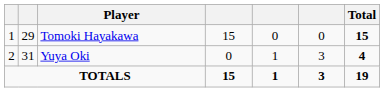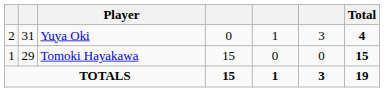rows swapped: (89, 35) <-> (65, 55)
